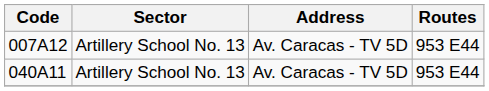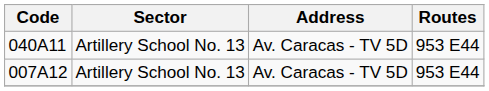rows swapped: (38, 45) <-> (37, 72)
